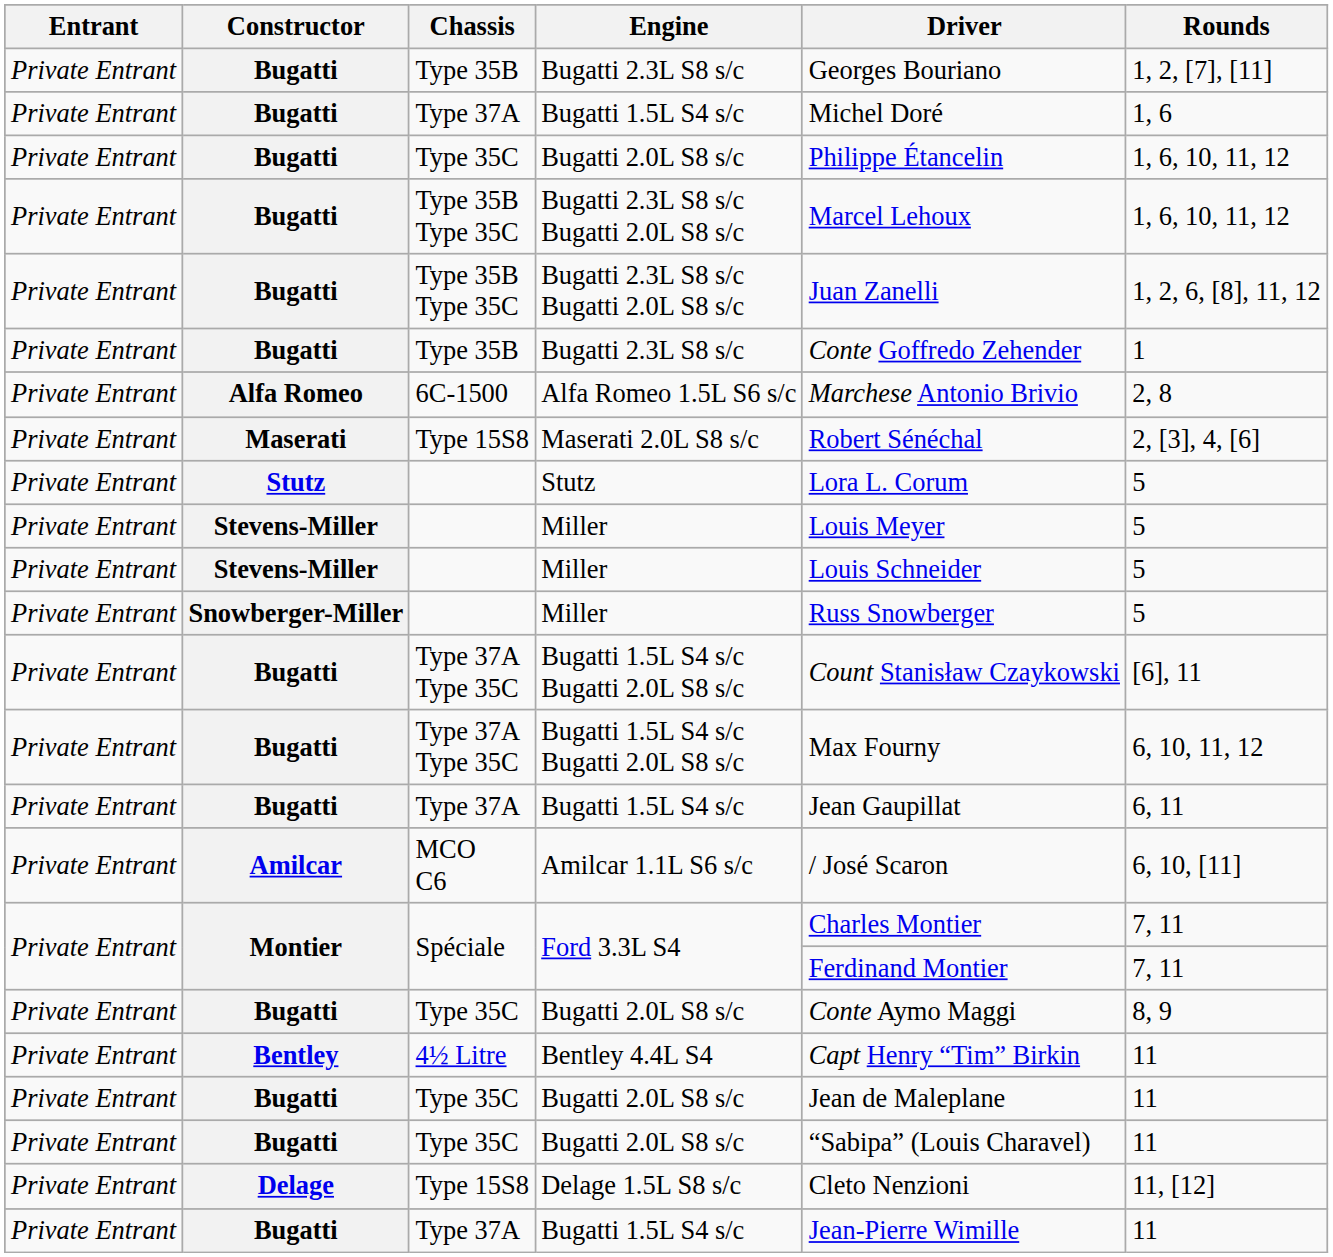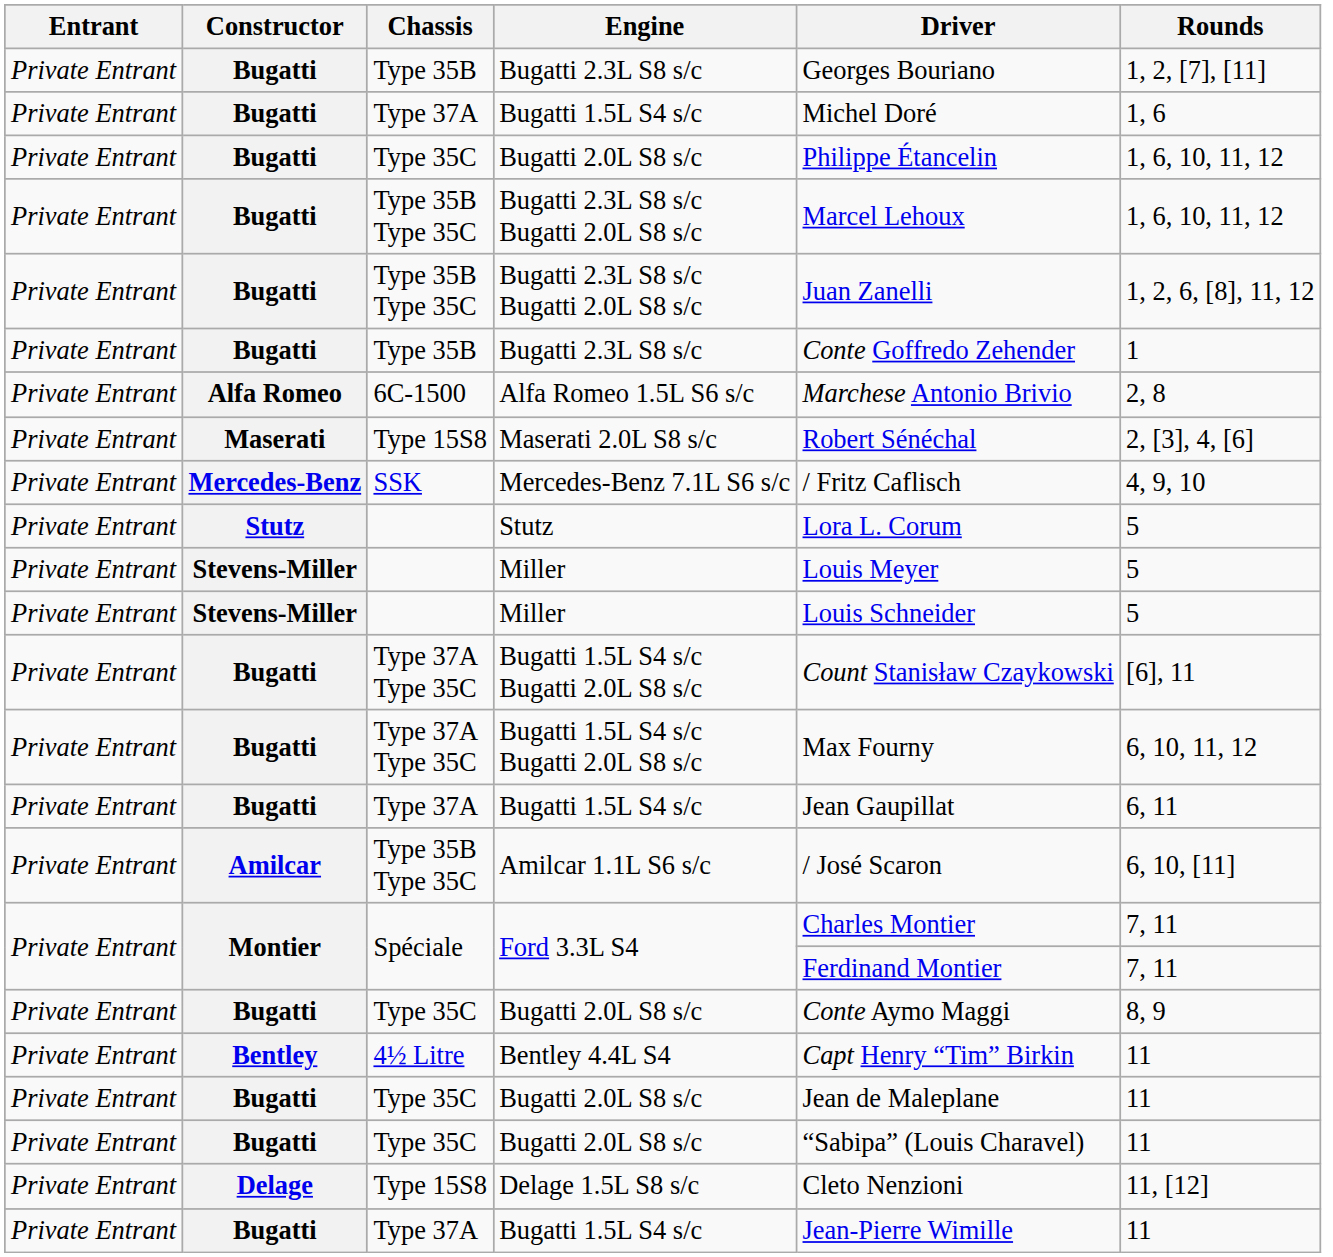+ row: (275, 481)
- row: (296, 612)
(446, 865) MCO C6 -> (425, 865) Type 35B Type 35C
